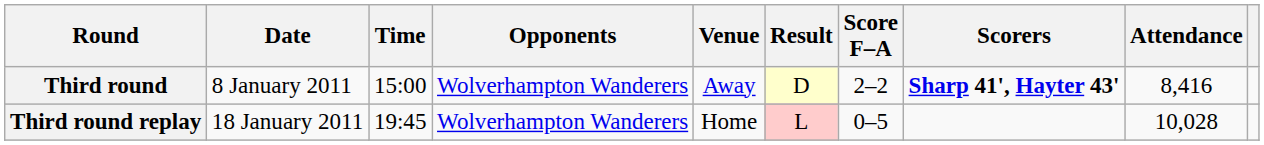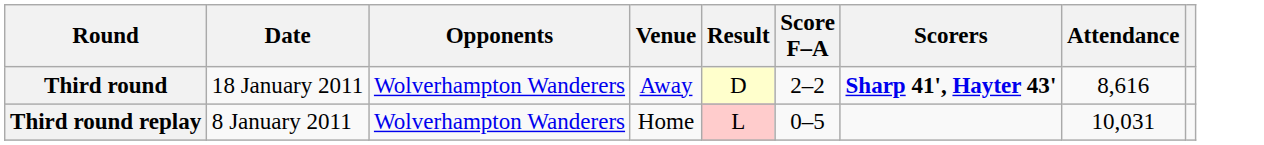- column: (400, 35)
(282, 85) 8 January 2011 -> (288, 85) 18 January 2011
(1186, 85) 8,416 -> (1123, 85) 8,616
(288, 121) 18 January 2011 -> (282, 121) 8 January 2011
(1186, 121) 10,028 -> (1123, 121) 10,031
